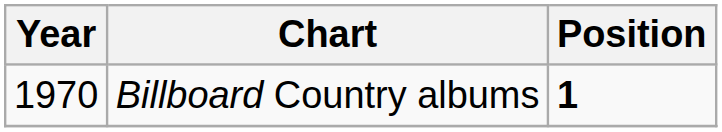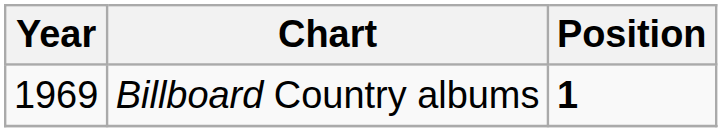(56, 94) 1970 -> (56, 94) 1969
